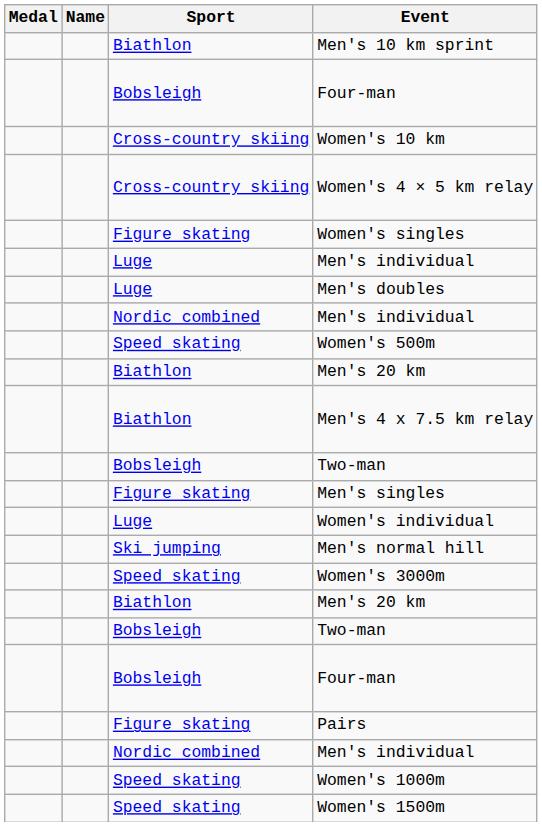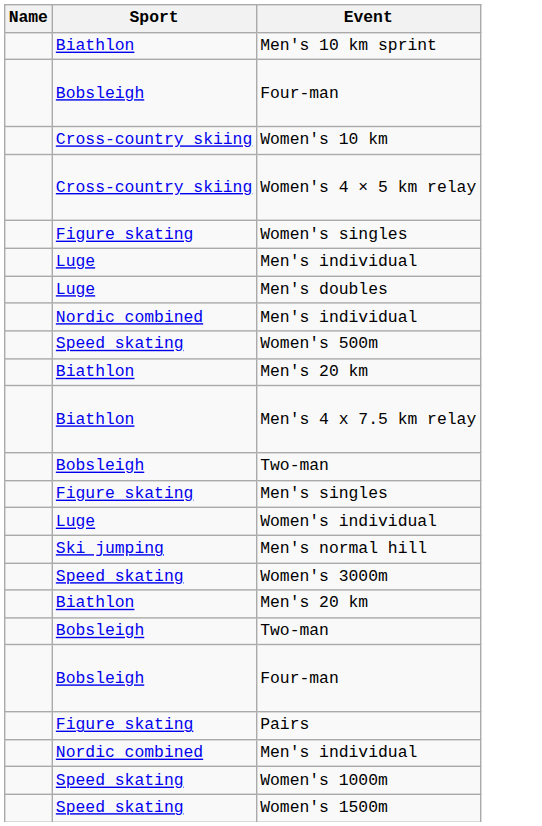- column: (33, 18)
